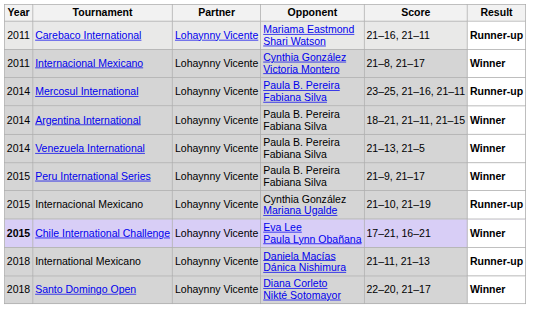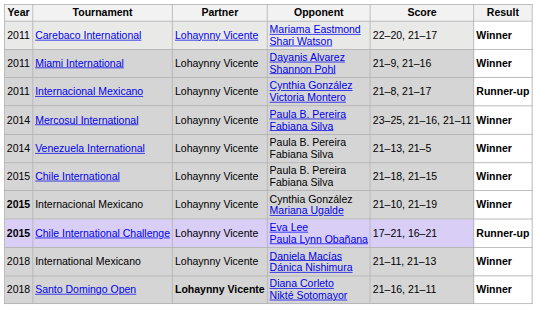(398, 36) 21–16, 21–11 -> (405, 36) 22–20, 21–17
(496, 36) Runner-up -> (494, 36) Winner
+ row: (80, 64)
(488, 64) Winner -> (503, 92) Runner-up
(496, 92) Runner-up -> (494, 120) Winner
- row: (88, 120)
- row: (93, 177)
+ row: (77, 177)
(19, 205) normal -> (19, 205) bold
(496, 205) Runner-up -> (494, 205) Winner
(488, 234) Winner -> (503, 234) Runner-up
(496, 262) Runner-up -> (494, 262) Winner
(217, 290) normal -> (220, 290) bold
(399, 290) 22–20, 21–17 -> (405, 290) 21–16, 21–11
